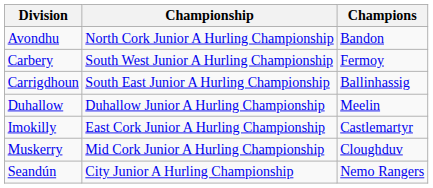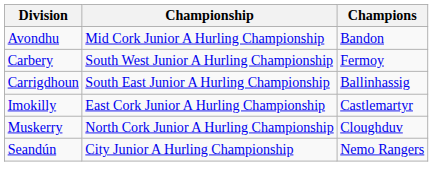(210, 37) North Cork Junior A Hurling Championship -> (205, 37) Mid Cork Junior A Hurling Championship
- row: (35, 104)
(205, 149) Mid Cork Junior A Hurling Championship -> (210, 127) North Cork Junior A Hurling Championship
